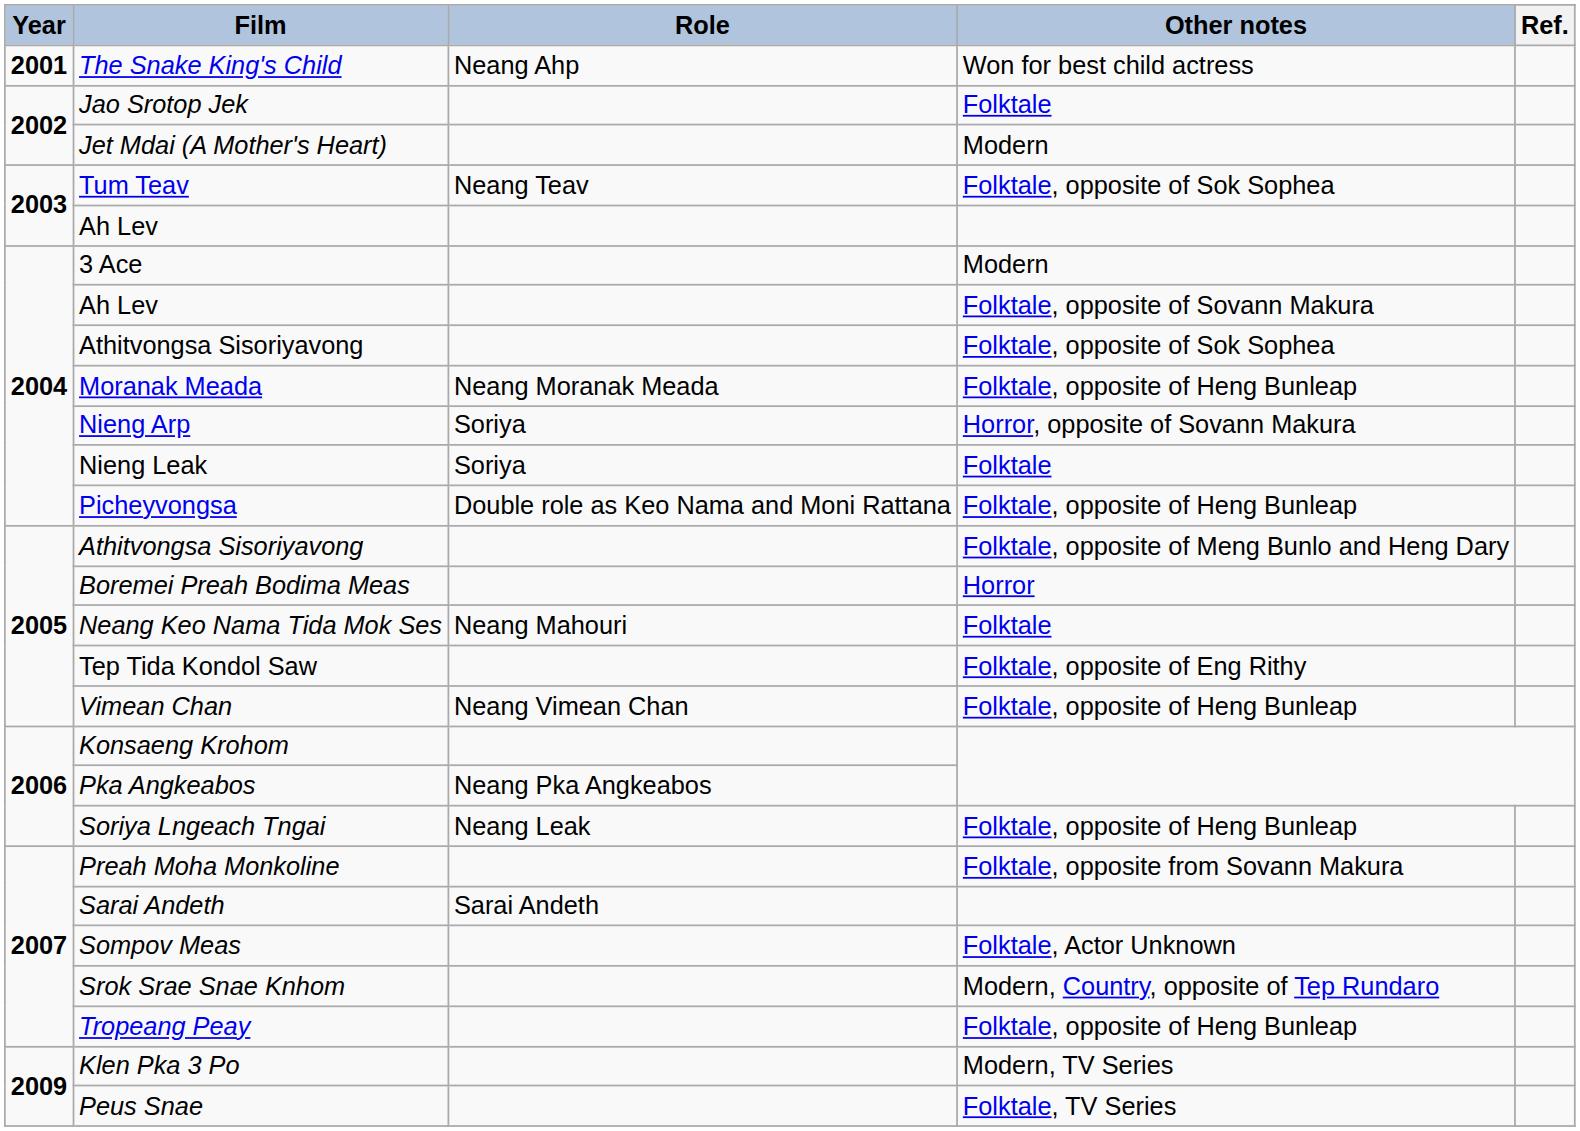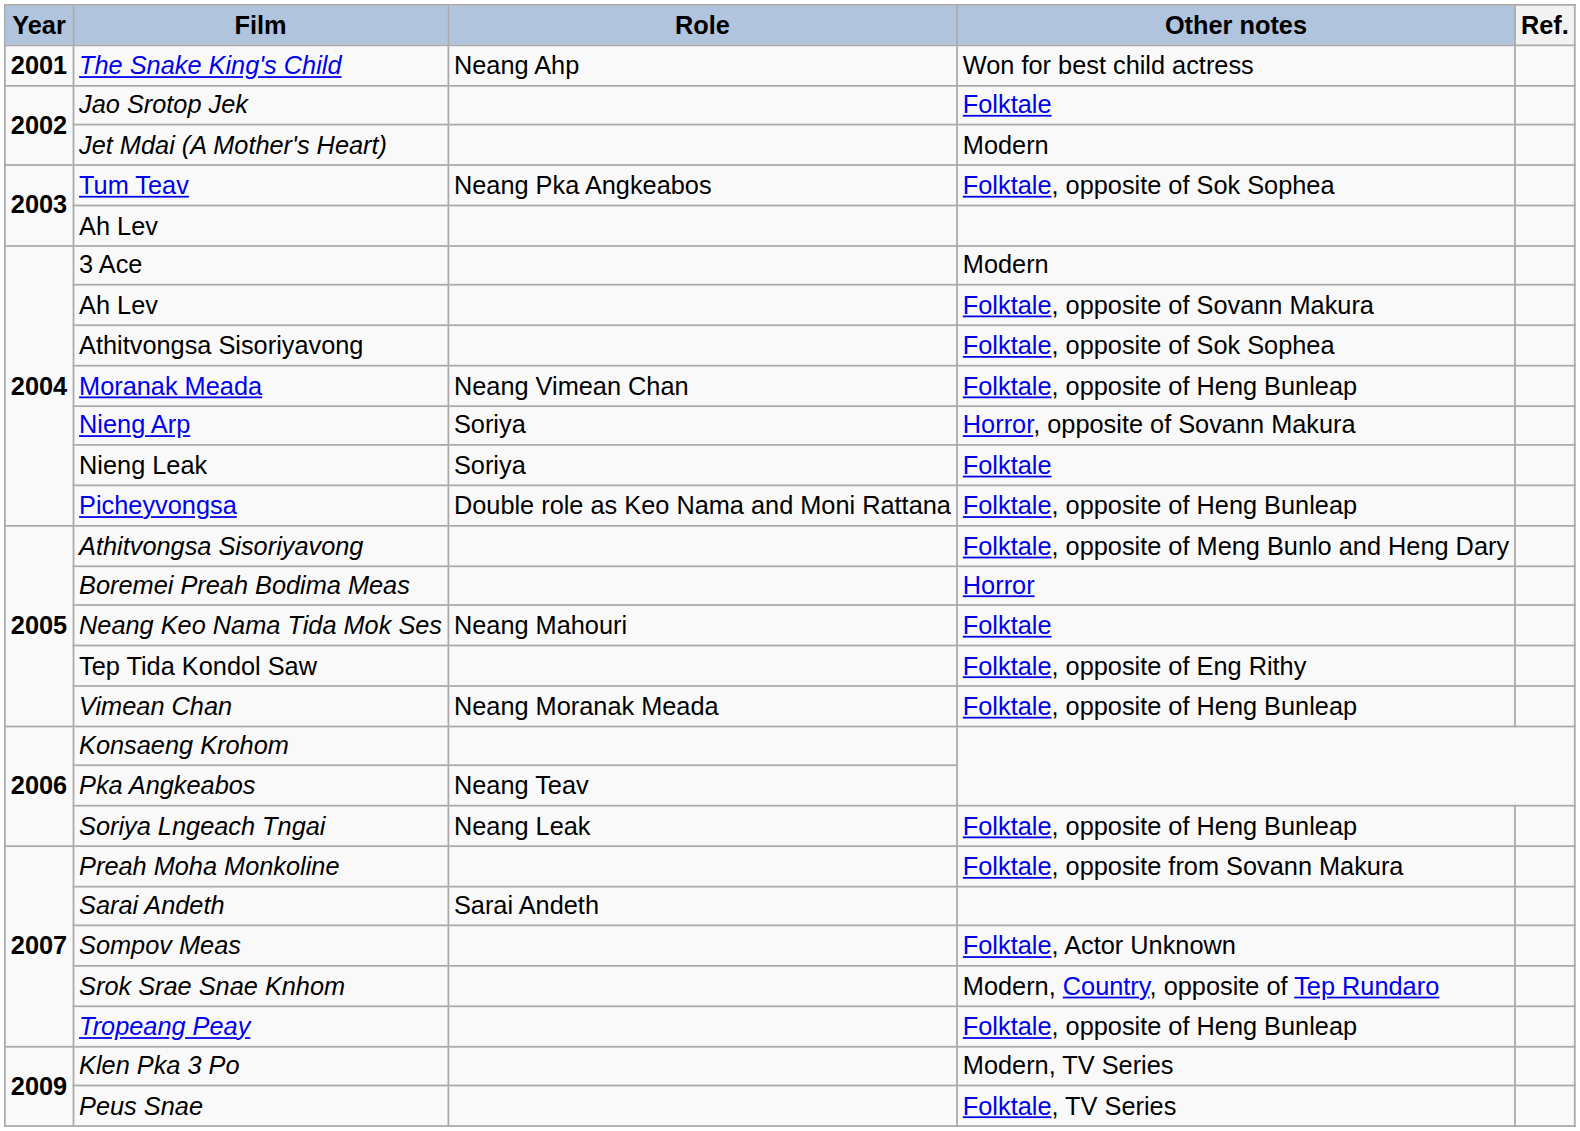(521, 185) Neang Teav -> (583, 185) Neang Pka Angkeabos
(586, 386) Neang Moranak Meada -> (571, 386) Neang Vimean Chan
(571, 706) Neang Vimean Chan -> (586, 706) Neang Moranak Meada
(583, 786) Neang Pka Angkeabos -> (521, 786) Neang Teav
